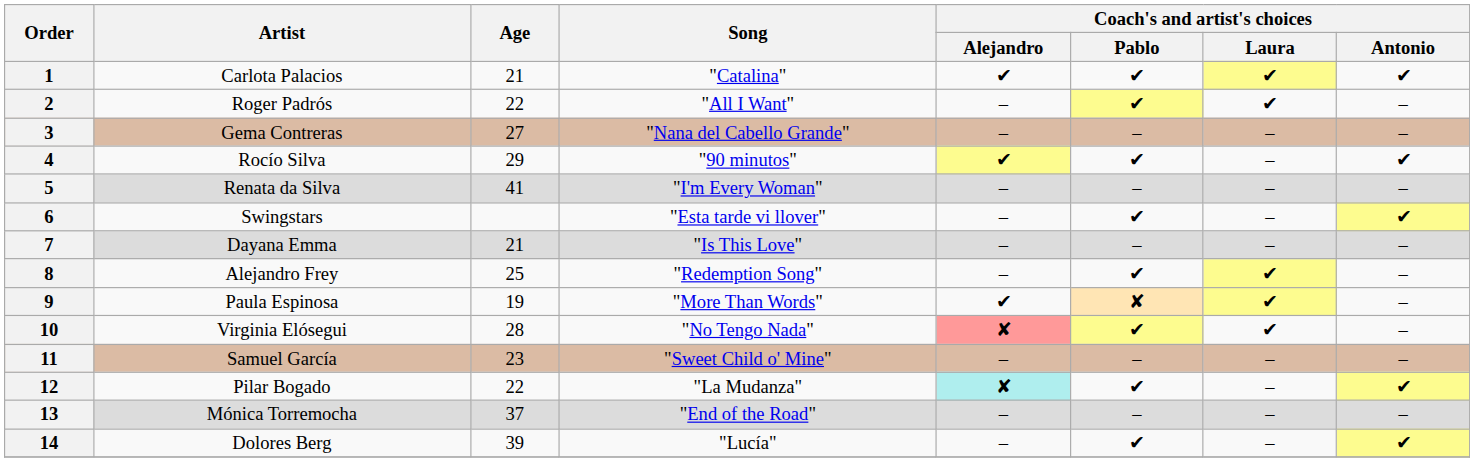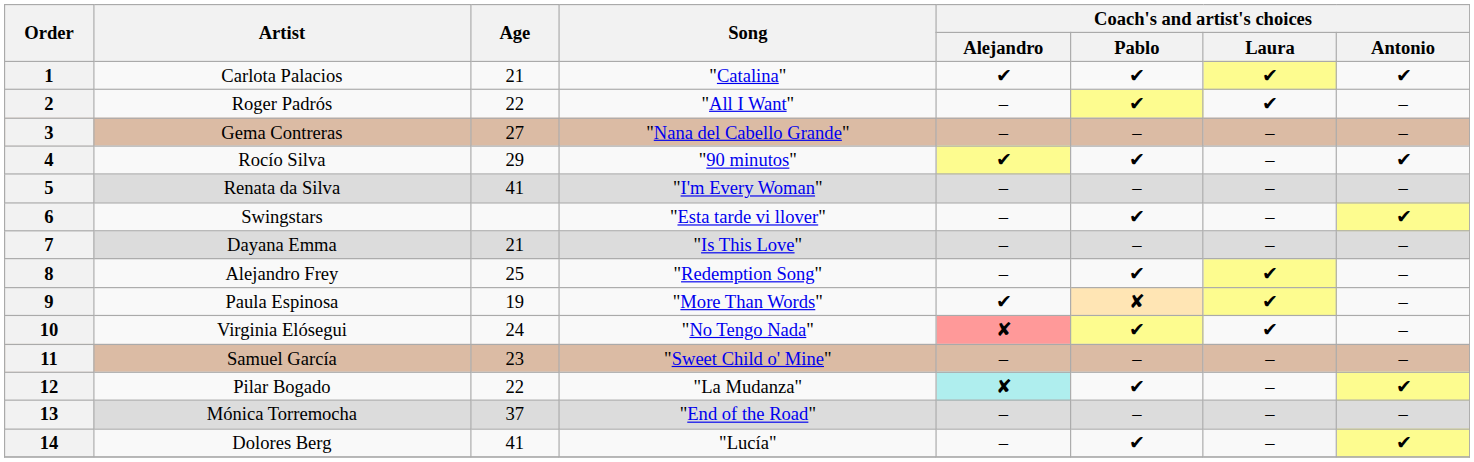(515, 330) 28 -> (515, 330) 24
(515, 443) 39 -> (515, 443) 41
